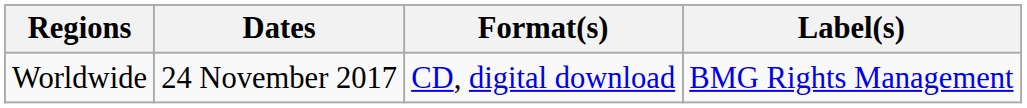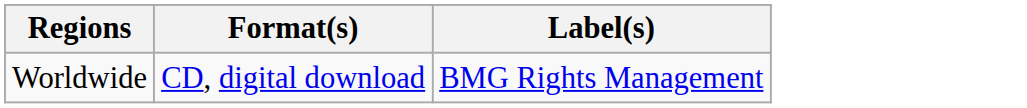- column: (279, 28)
